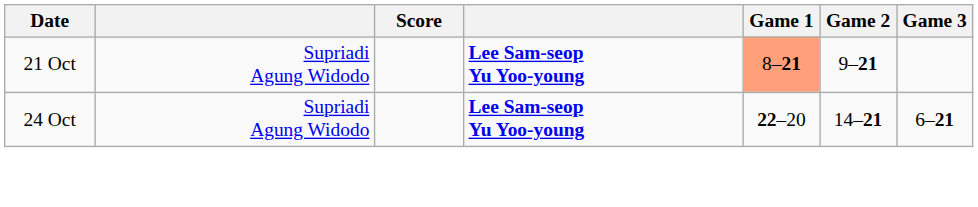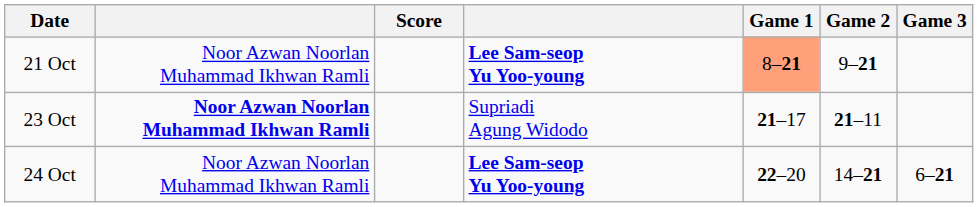(310, 64) Supriadi Agung Widodo -> (265, 64) Noor Azwan Noorlan Muhammad Ikhwan Ramli
+ row: (50, 119)
(310, 119) Supriadi Agung Widodo -> (265, 174) Noor Azwan Noorlan Muhammad Ikhwan Ramli
